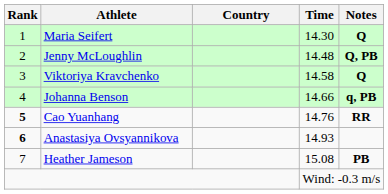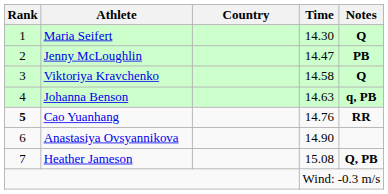(319, 55) 14.48 -> (319, 55) 14.47
(361, 55) Q, PB -> (361, 55) PB
(319, 96) 14.66 -> (319, 96) 14.63
(23, 138) bold -> (23, 138) normal
(319, 138) 14.93 -> (319, 138) 14.90
(361, 158) PB -> (361, 158) Q, PB
